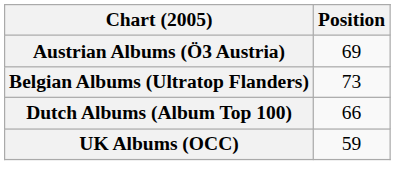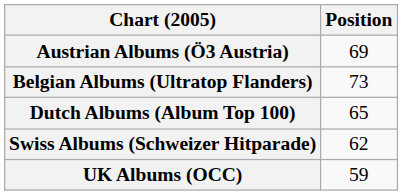(352, 112) 66 -> (359, 112) 65
+ row: (163, 143)
